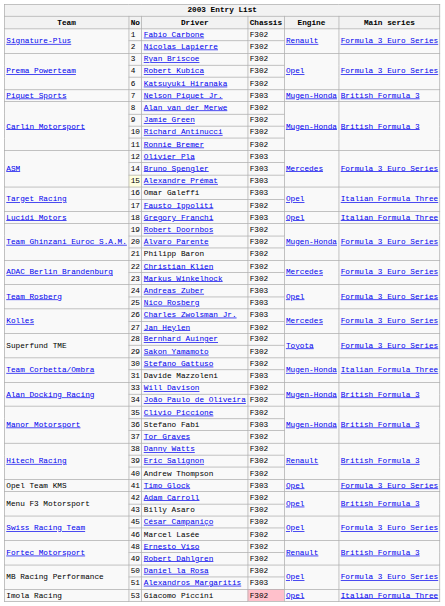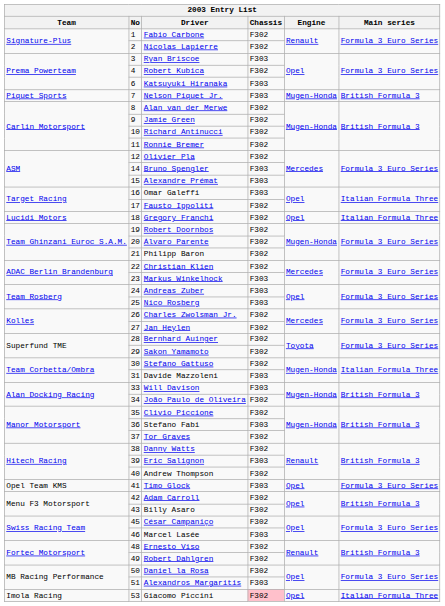(259, 59) F302 -> (259, 59) F303
(259, 84) F302 -> (259, 84) F303
(259, 157) F303 -> (259, 157) F302
(135, 181) lightyellow background -> (135, 181) no background
(259, 218) F303 -> (259, 218) F302
(259, 279) F302 -> (259, 279) F303
(259, 315) F303 -> (259, 315) F302
(259, 388) F302 -> (259, 388) F303
(259, 461) F302 -> (259, 461) F303
(259, 534) F302 -> (259, 534) F303
